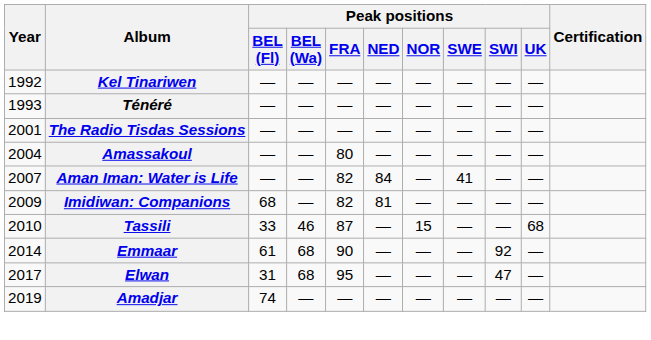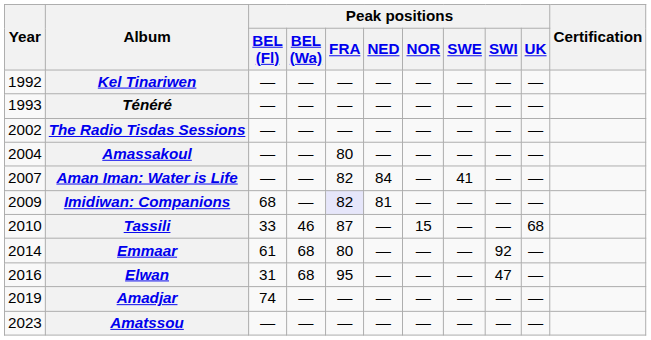(25, 130) 2001 -> (25, 130) 2002
(345, 202) no background -> (345, 202) lavender background
(345, 250) 90 -> (345, 250) 80
(25, 274) 2017 -> (25, 274) 2016
+ row: (147, 322)
